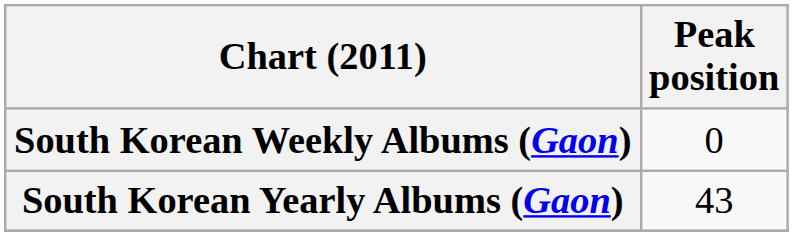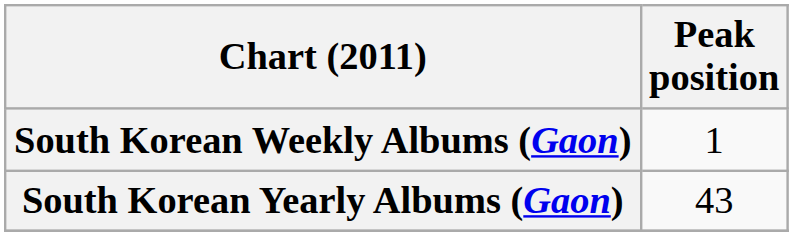(714, 139) 0 -> (714, 139) 1
